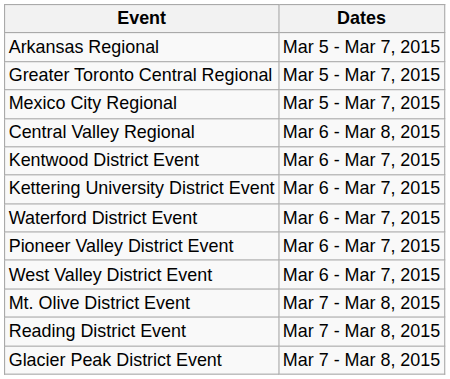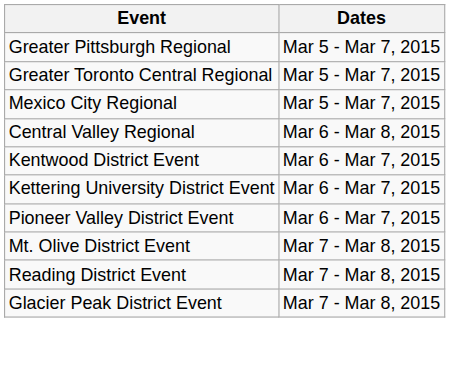- row: (84, 47)
+ row: (120, 47)
- row: (103, 217)
- row: (110, 274)
